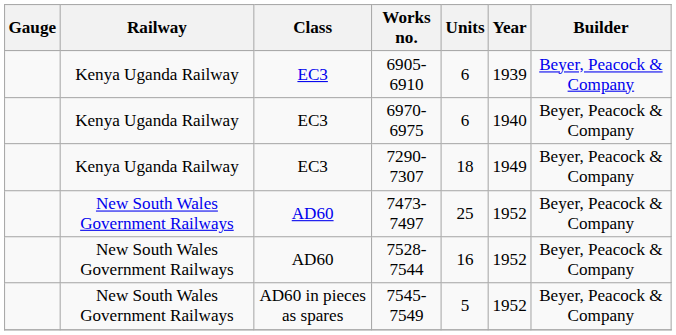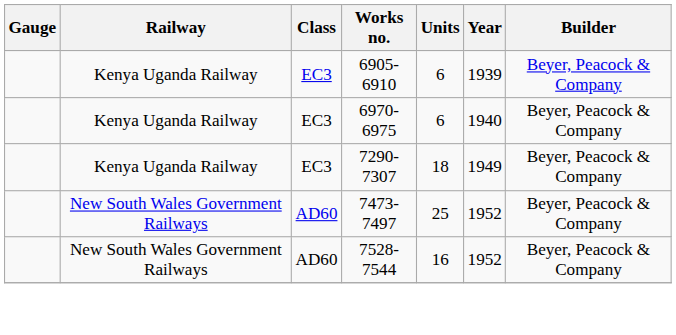- row: (407, 306)
